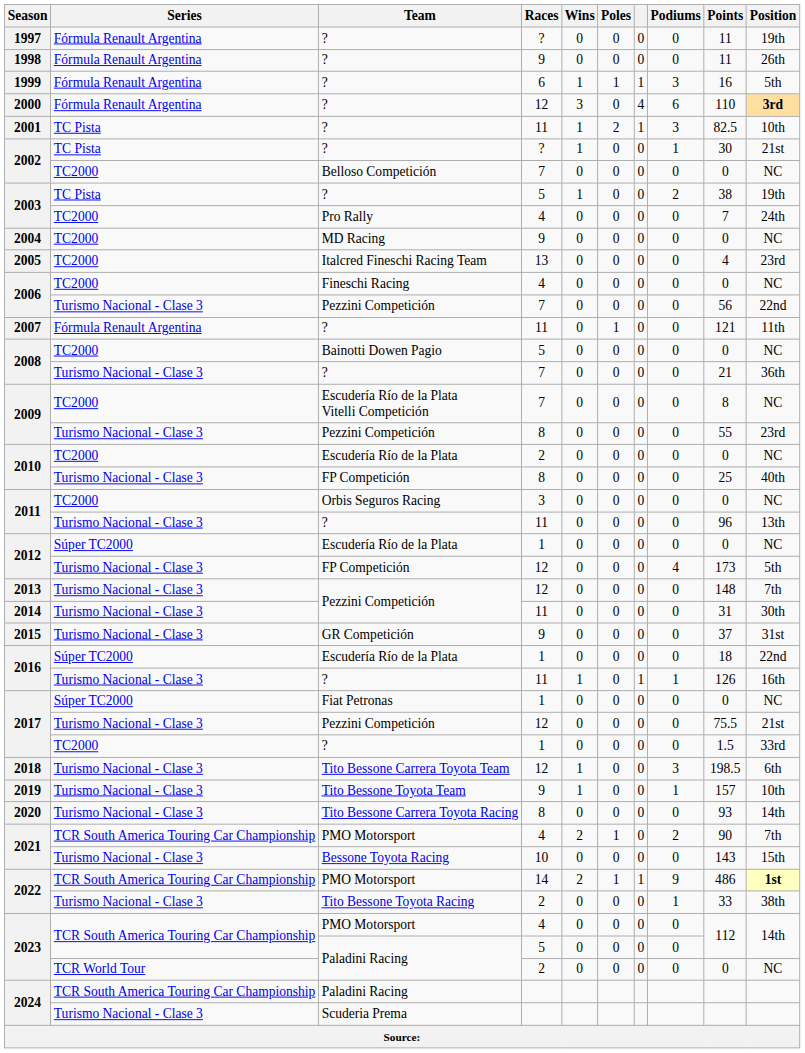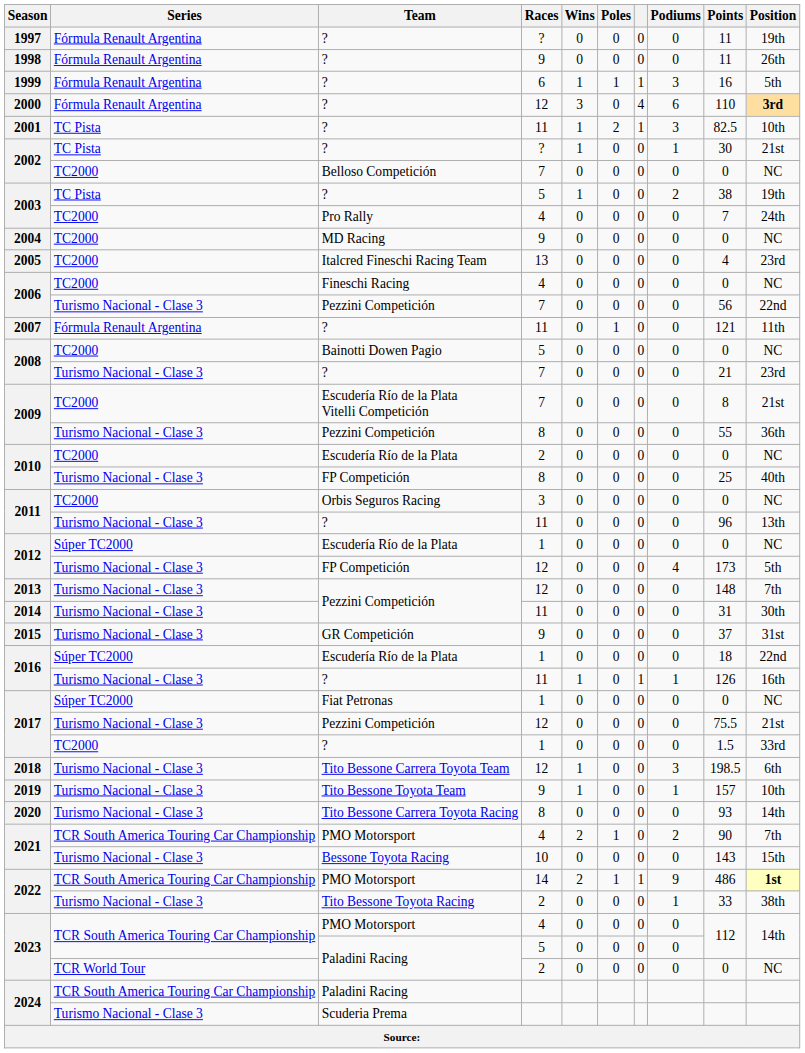(773, 373) 36th -> (773, 373) 23rd
(773, 403) NC -> (773, 403) 21st
(773, 433) 23rd -> (773, 433) 36th
